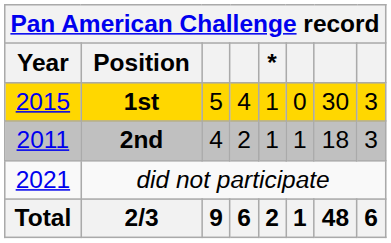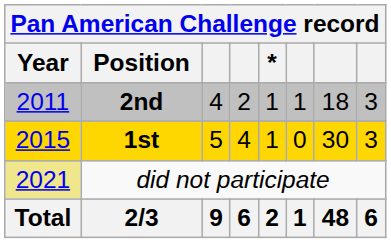rows swapped: (142, 140) <-> (142, 101)
(43, 179) no background -> (43, 179) khaki background
